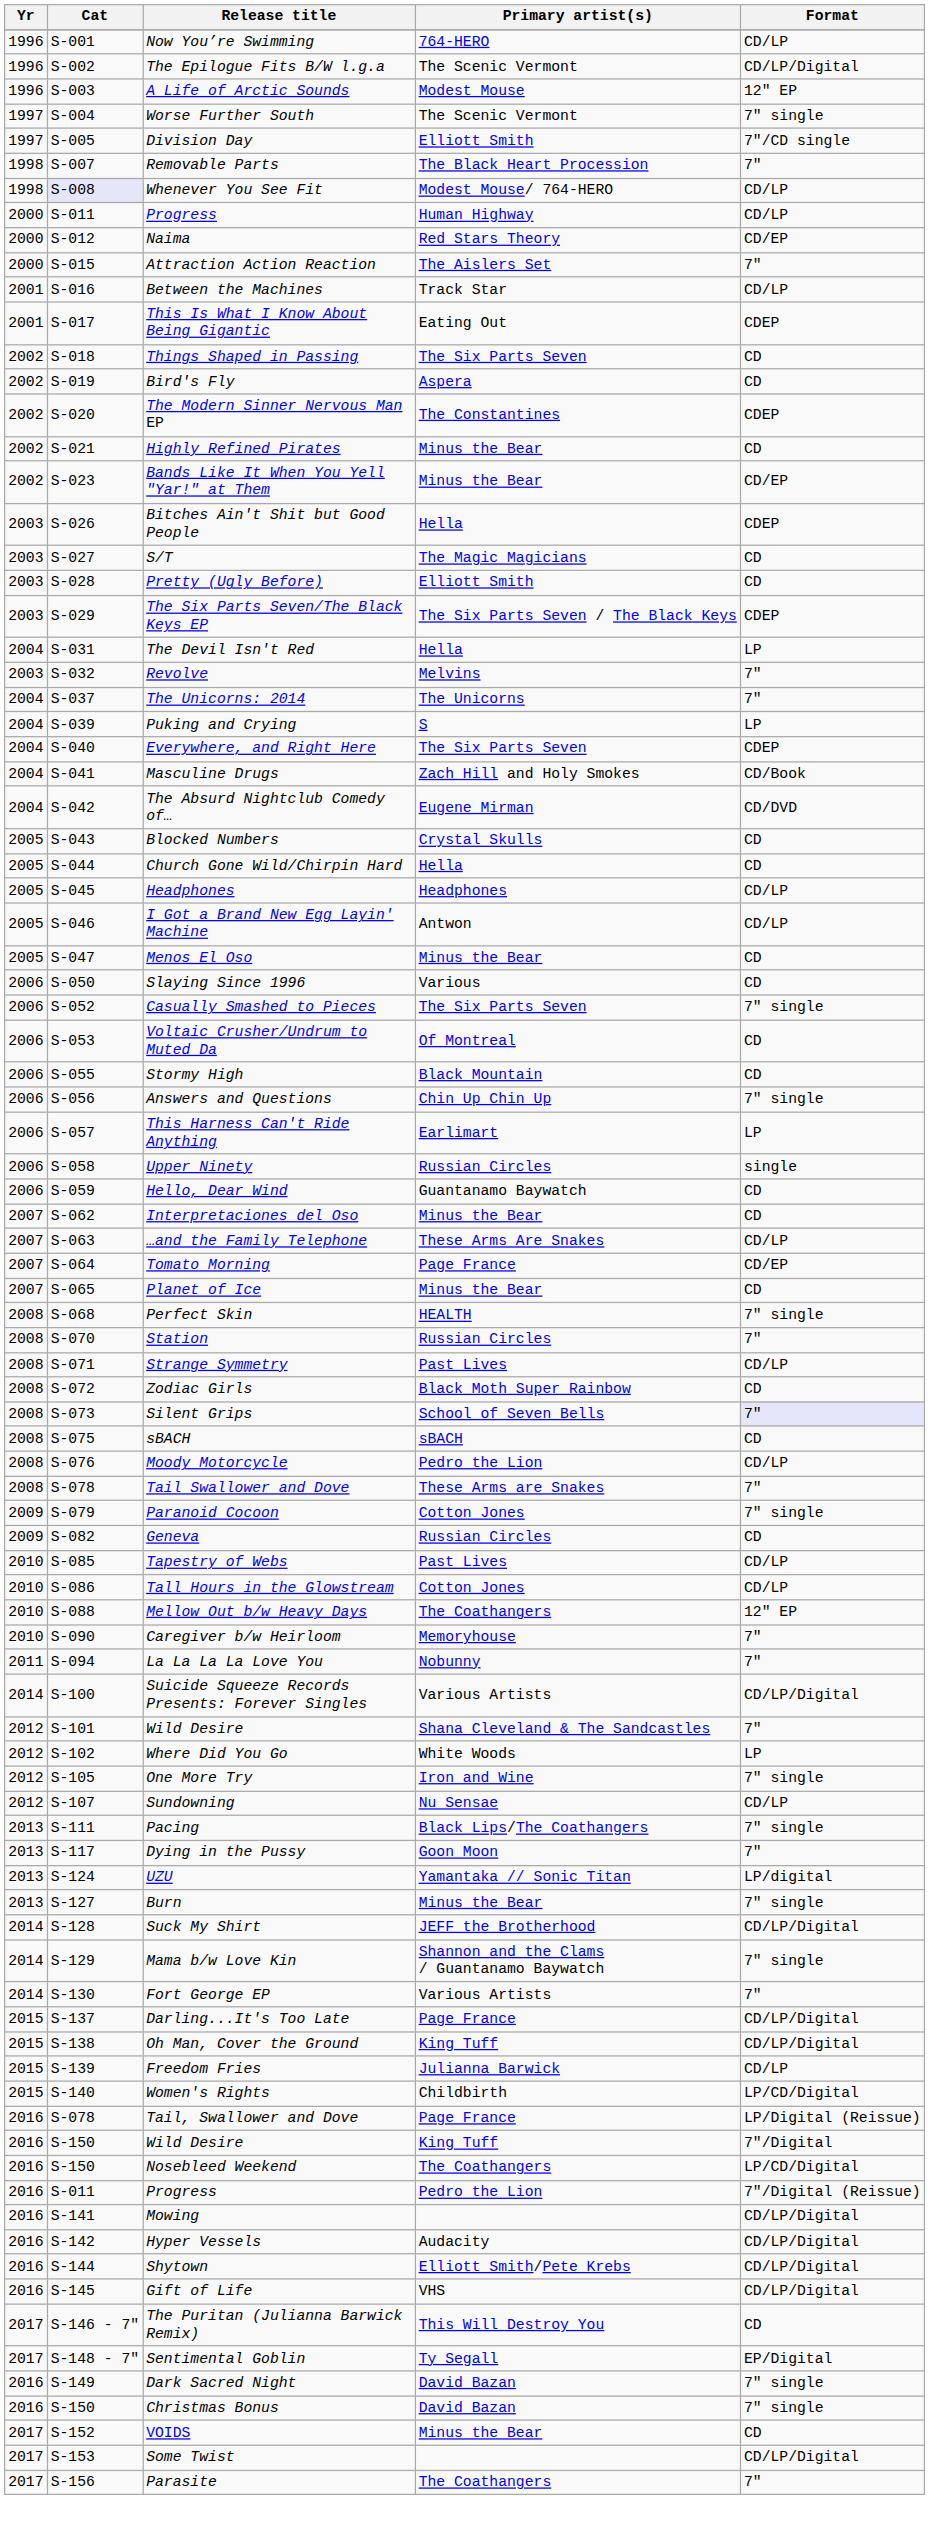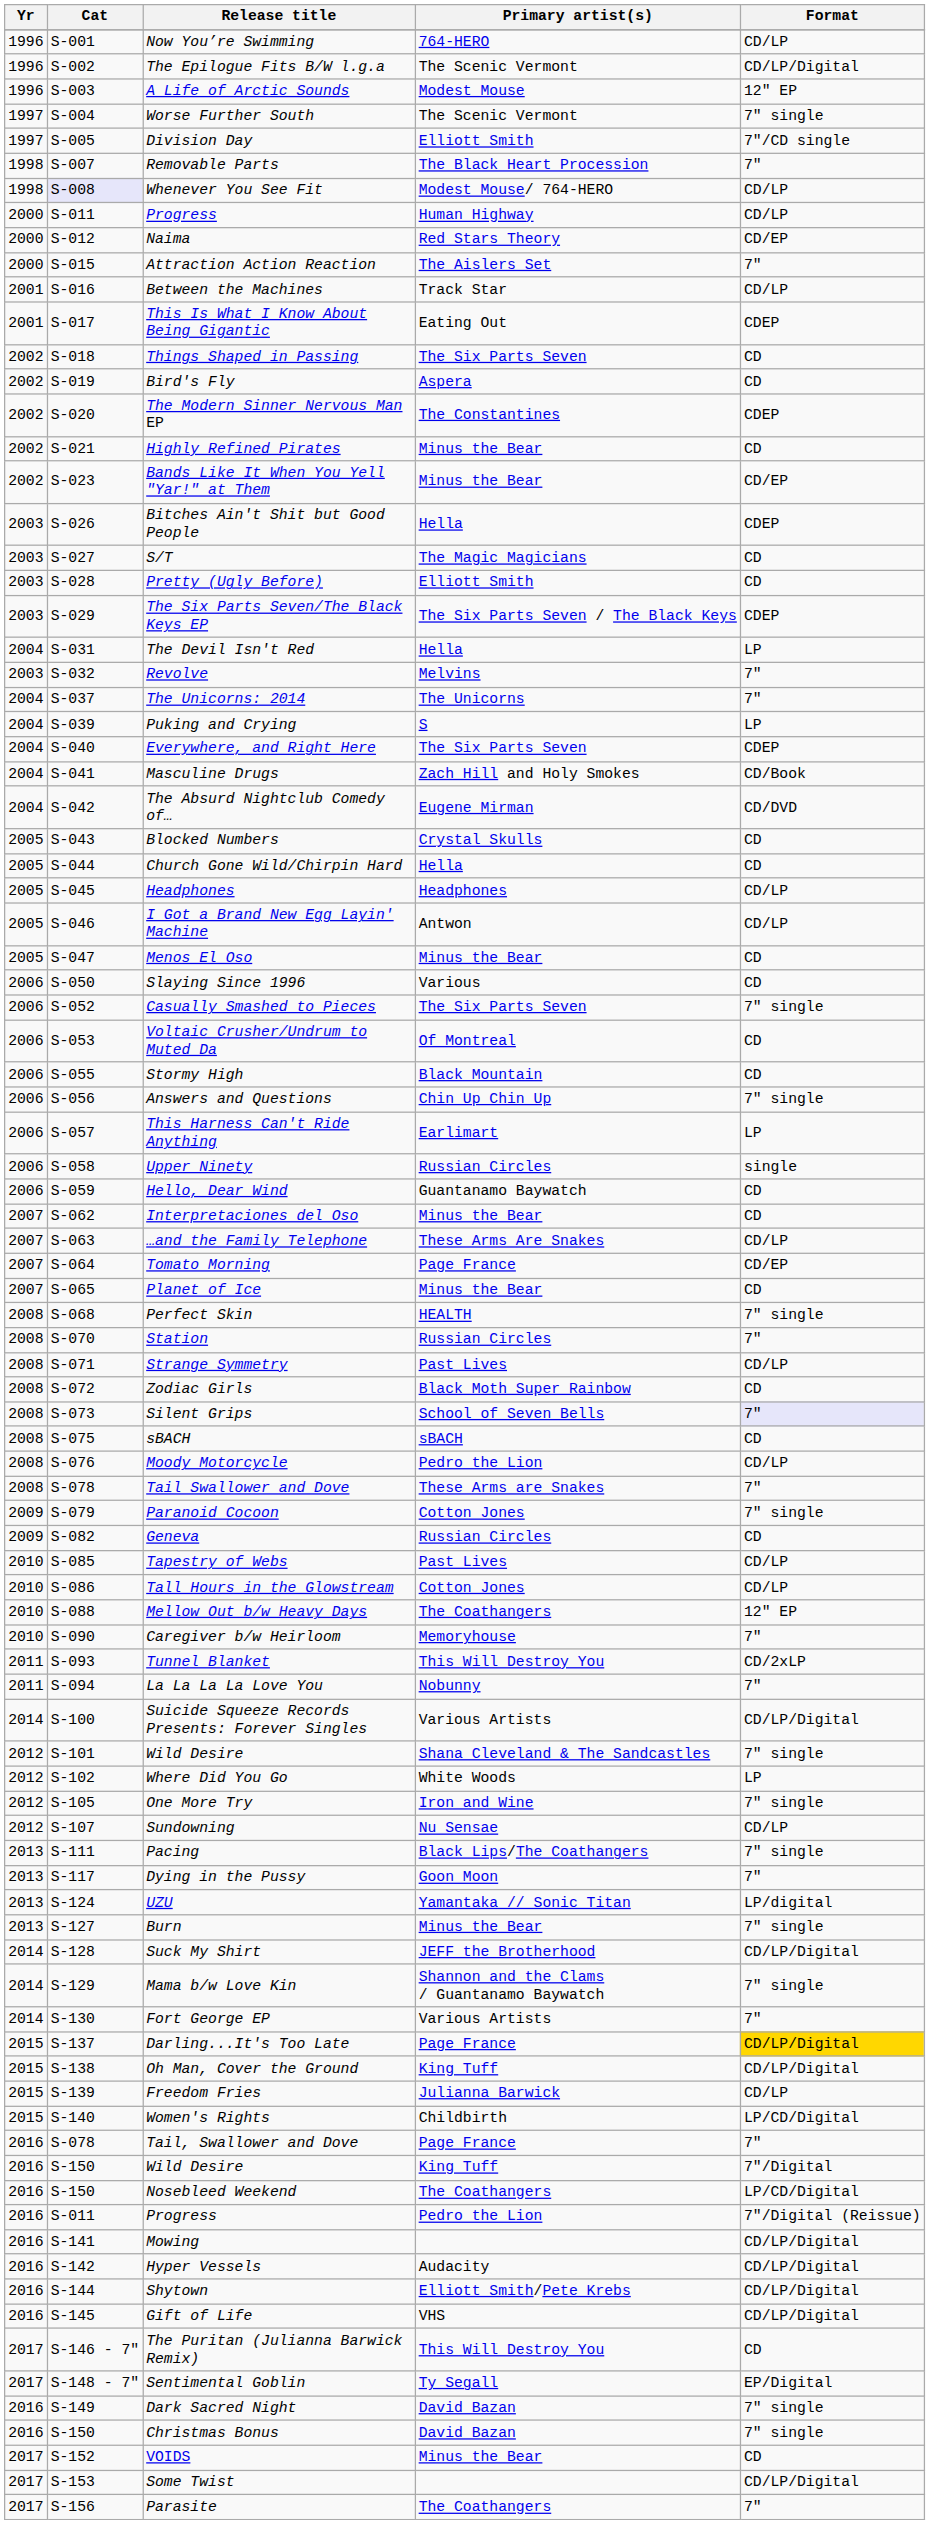+ row: (26, 1661)
(753, 1729) 7" -> (784, 1753) 7" single
(801, 2019) no background -> (801, 2043) gold background
(832, 2118) LP/Digital (Reissue) -> (753, 2143) 7"
